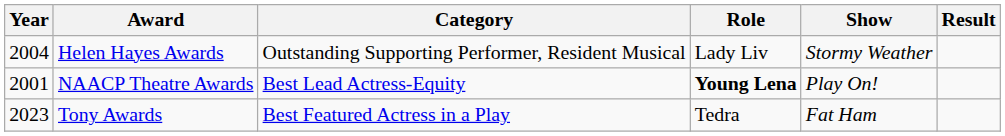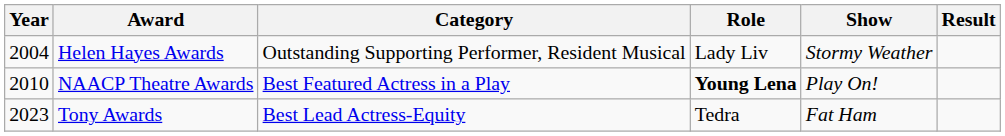(29, 83) 2001 -> (29, 83) 2010
(364, 83) Best Lead Actress-Equity -> (386, 83) Best Featured Actress in a Play
(386, 114) Best Featured Actress in a Play -> (364, 114) Best Lead Actress-Equity
